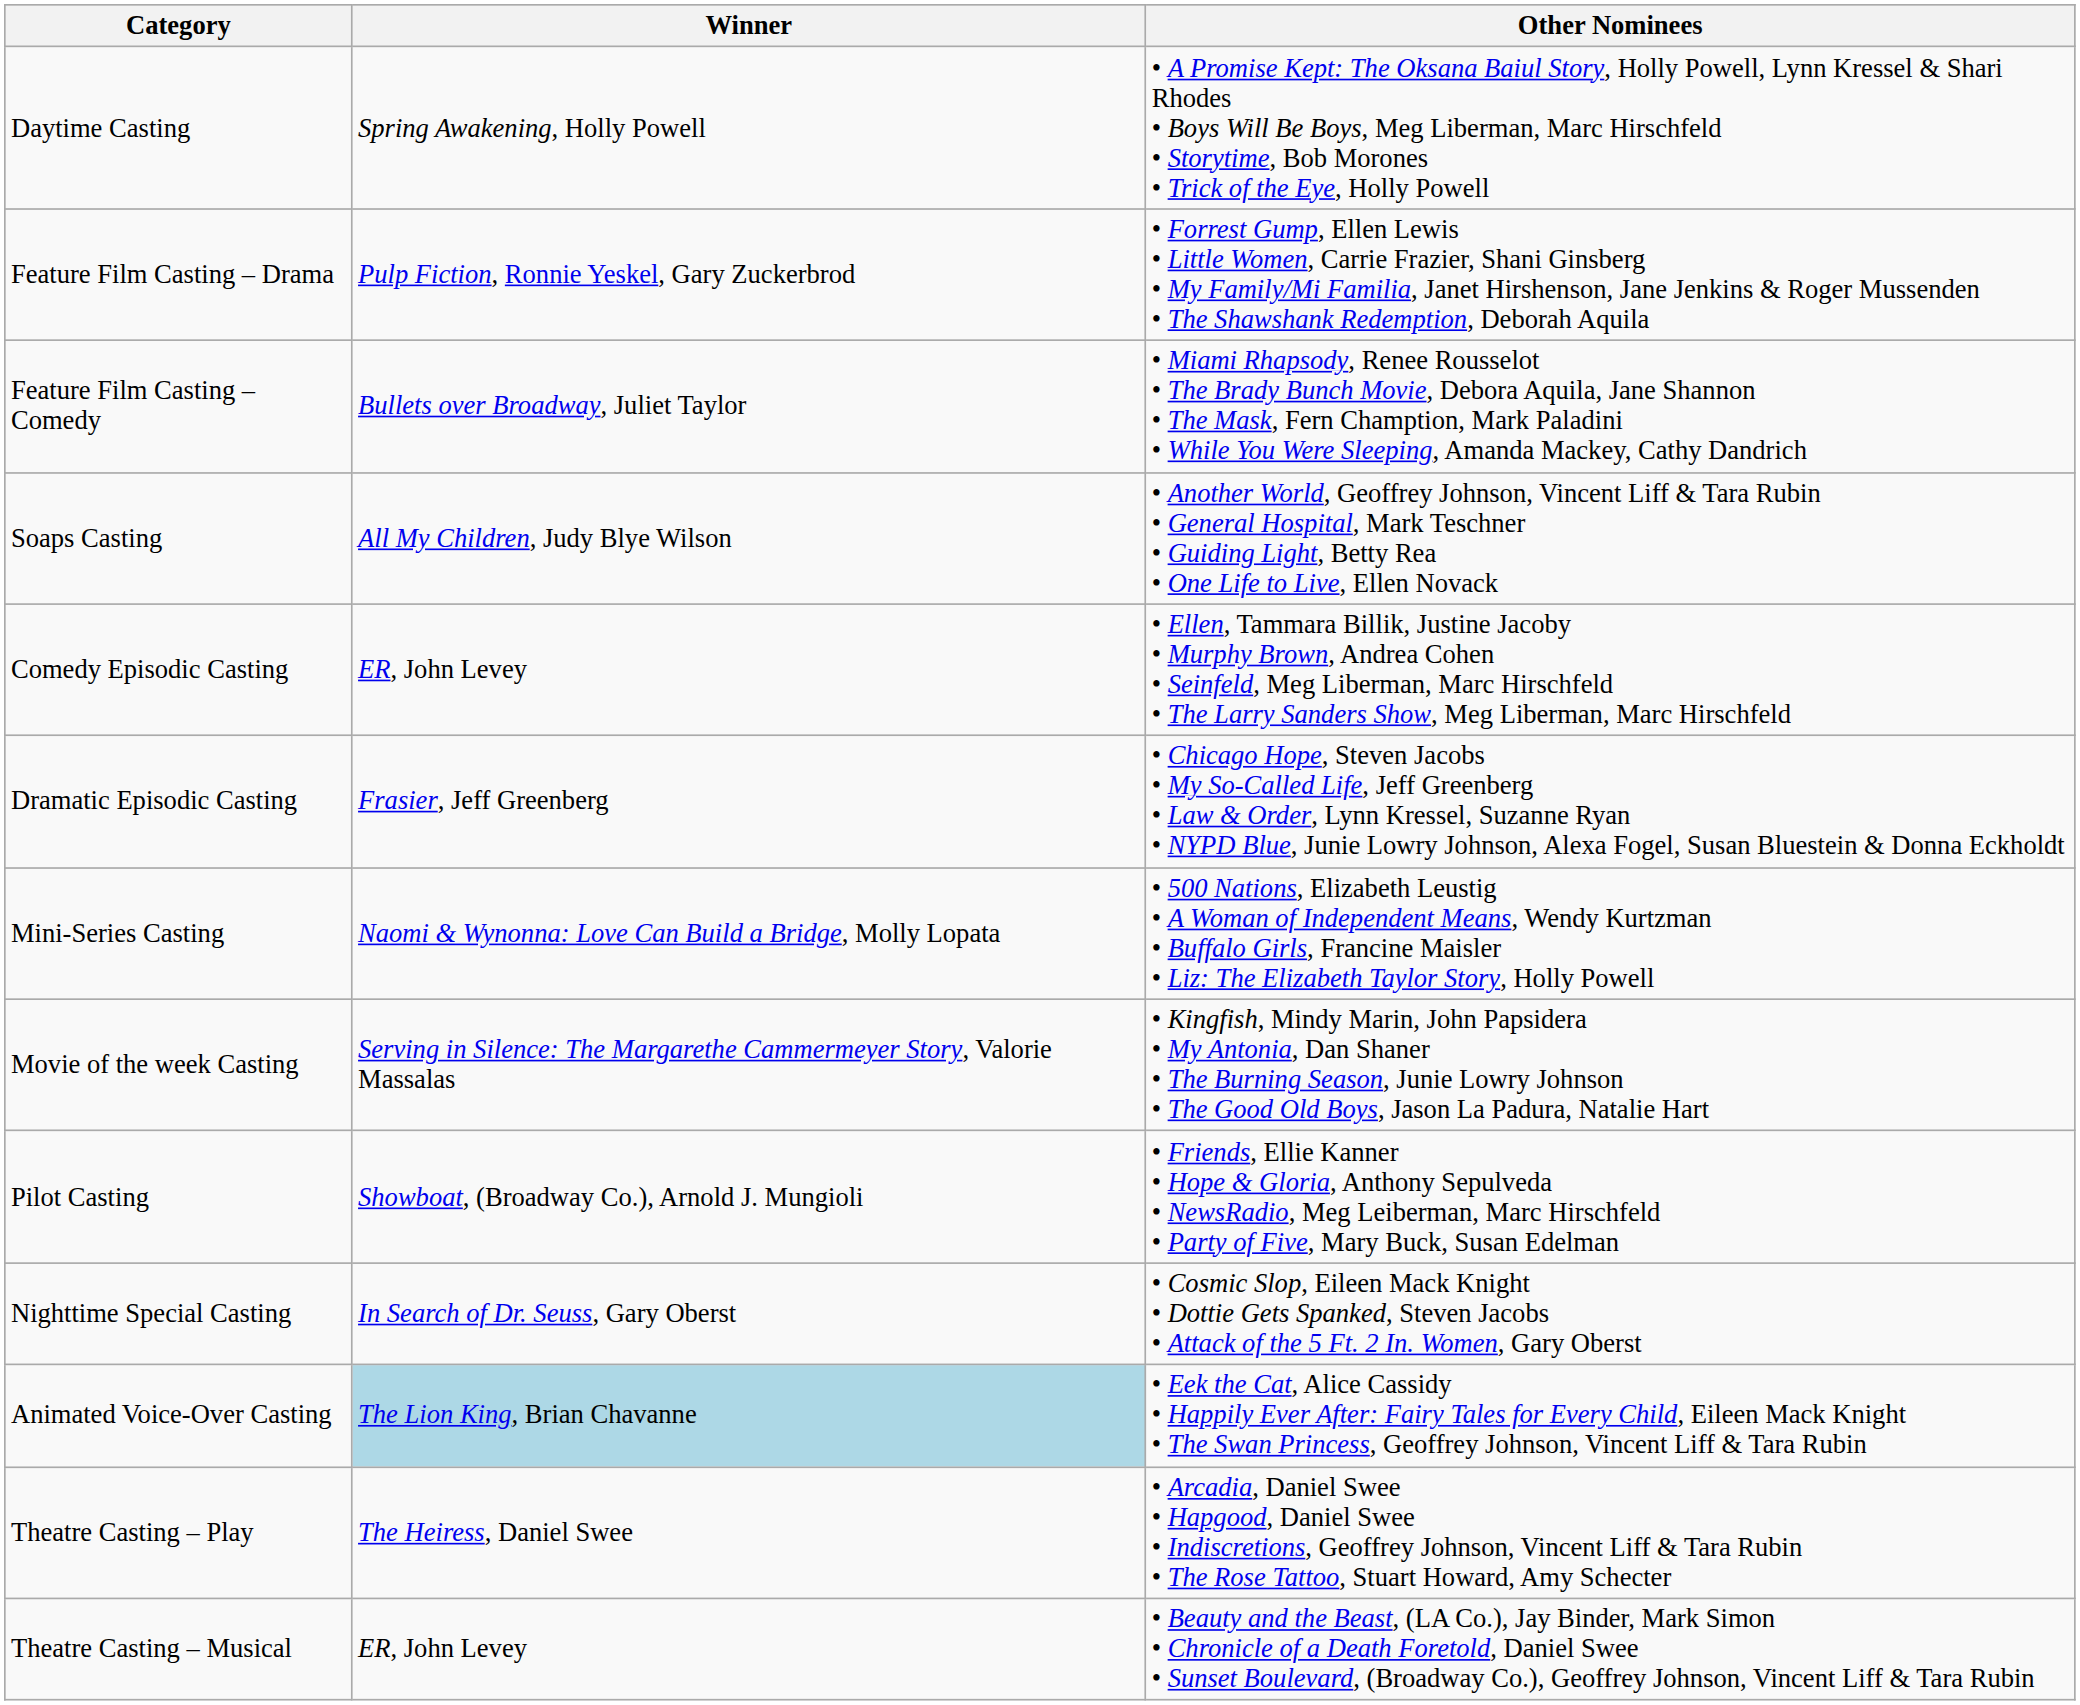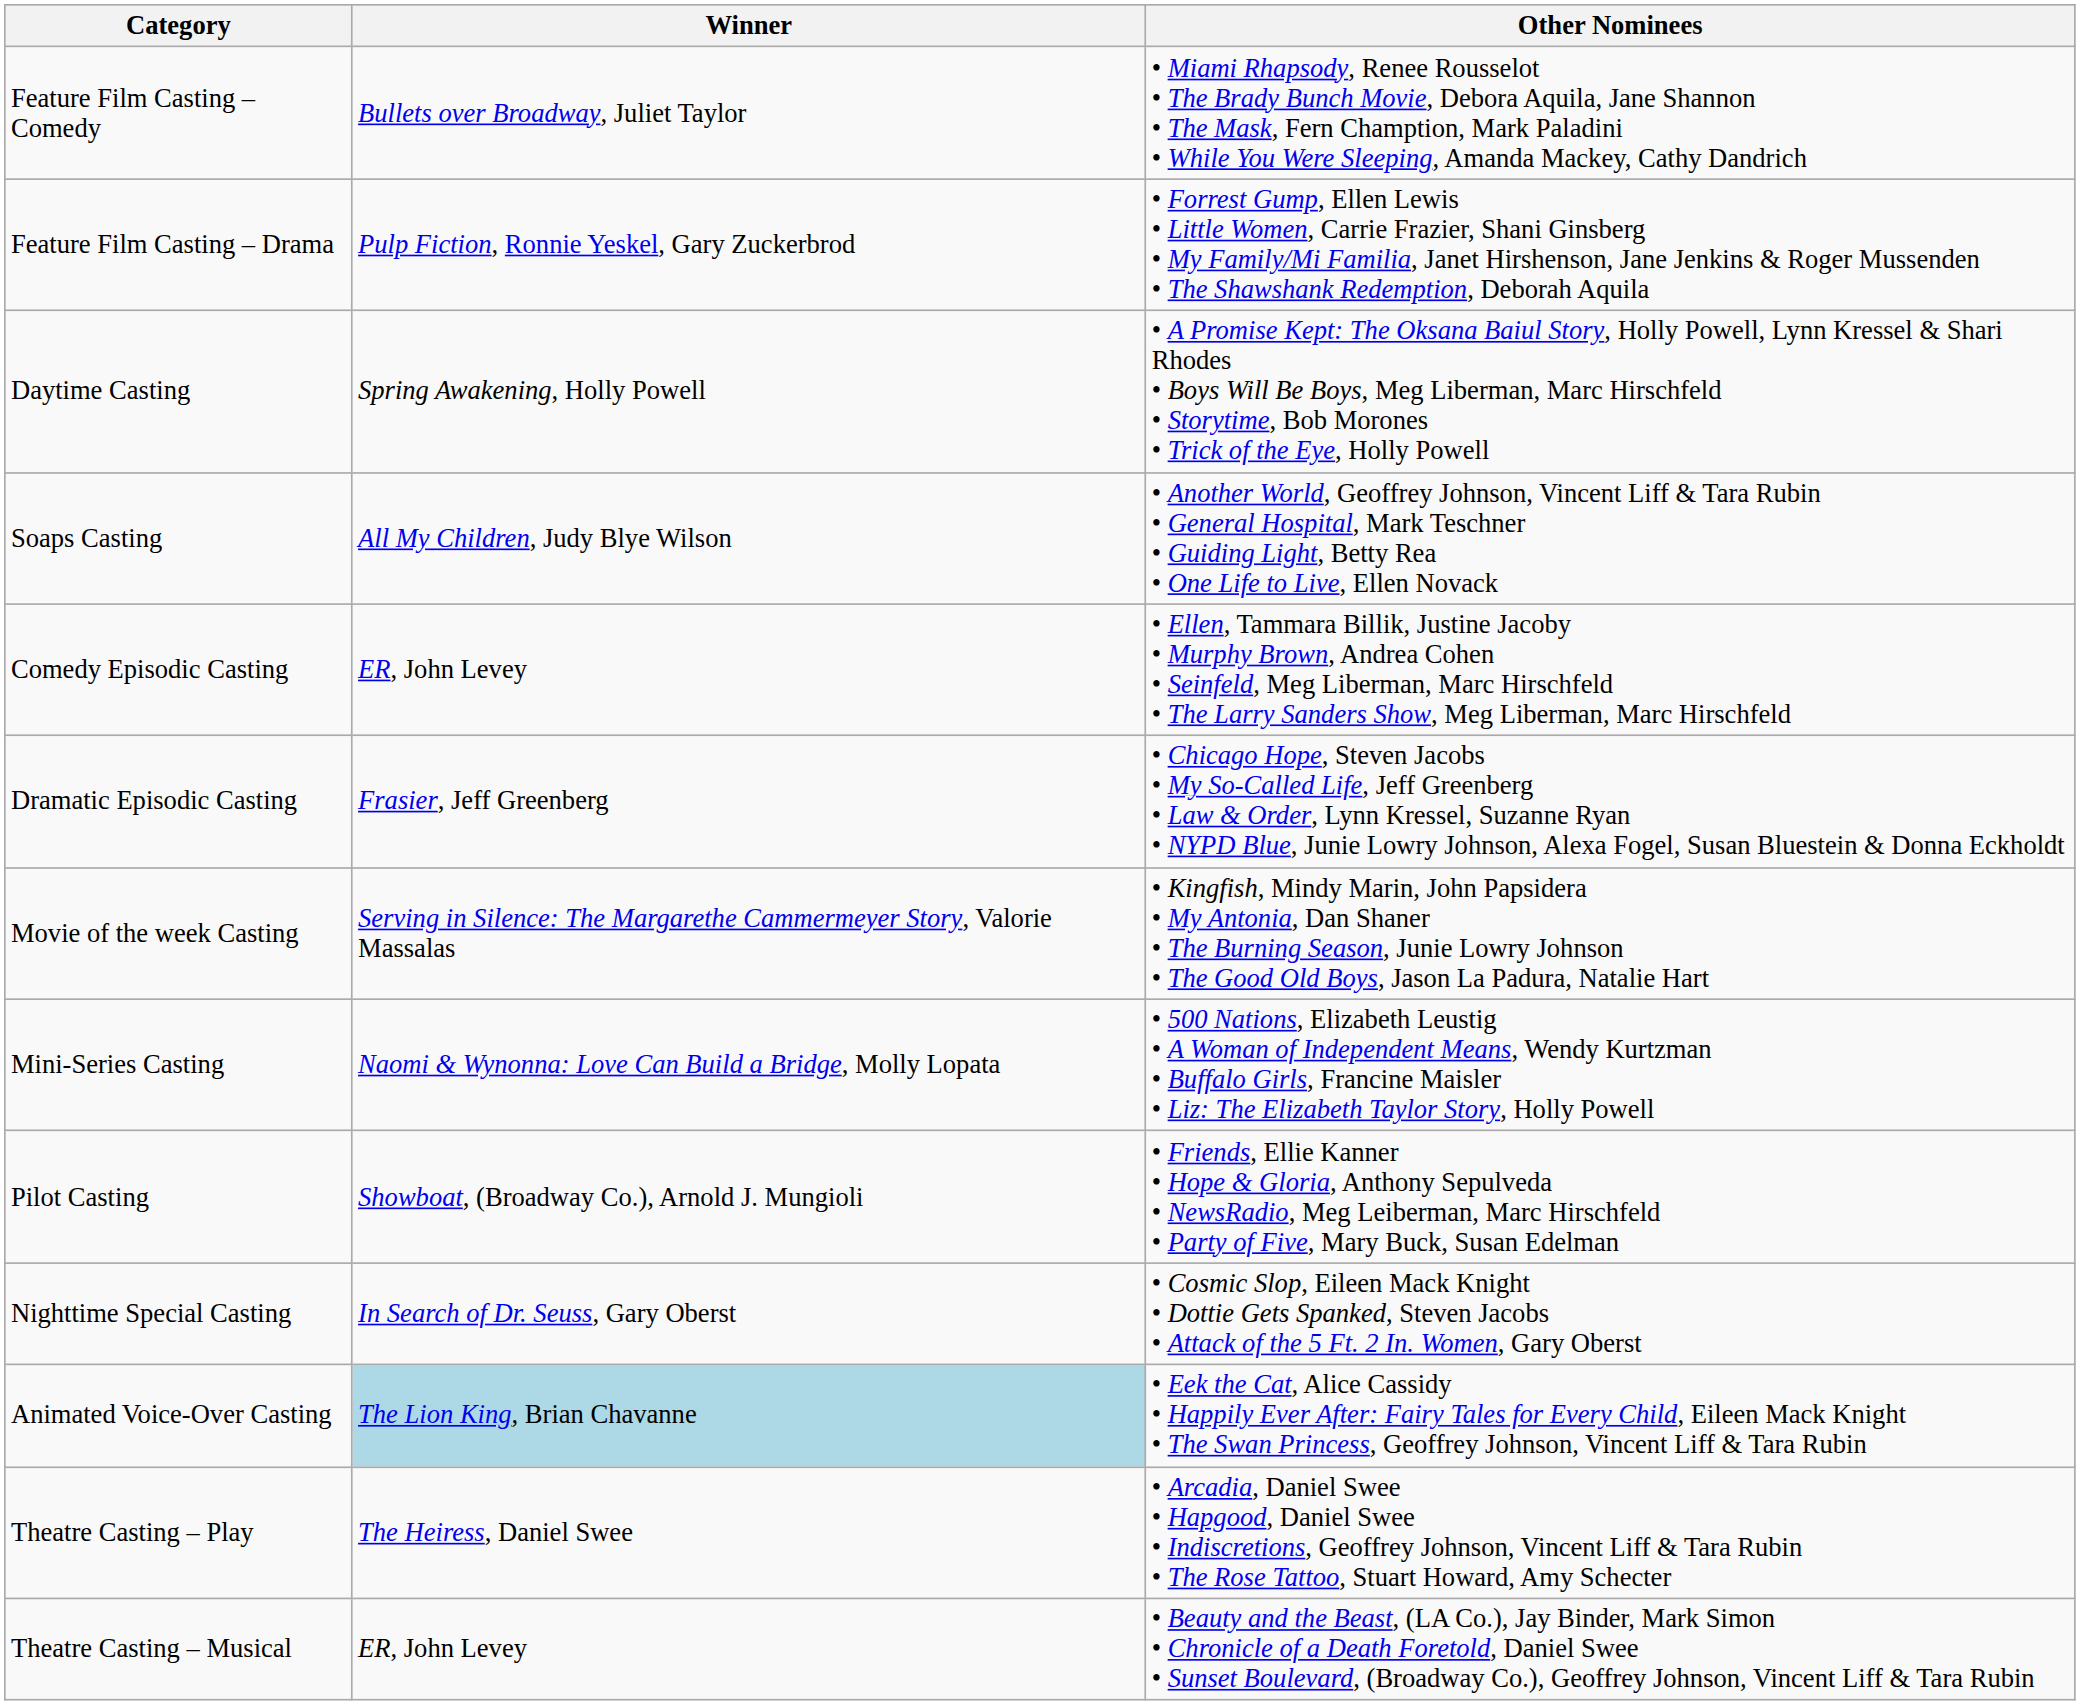rows swapped: (133, 405) <-> (101, 127)
rows swapped: (155, 1064) <-> (118, 932)
